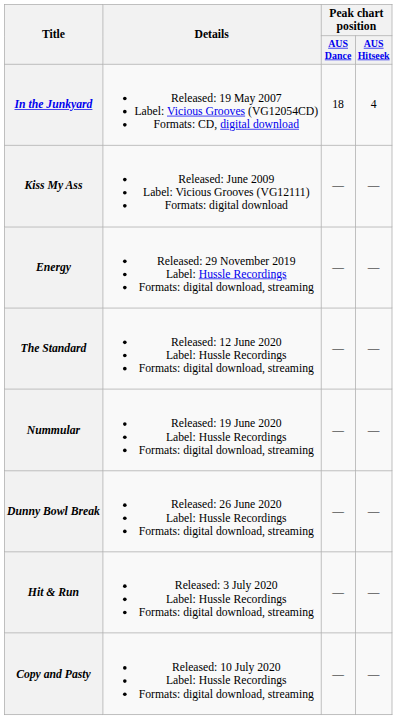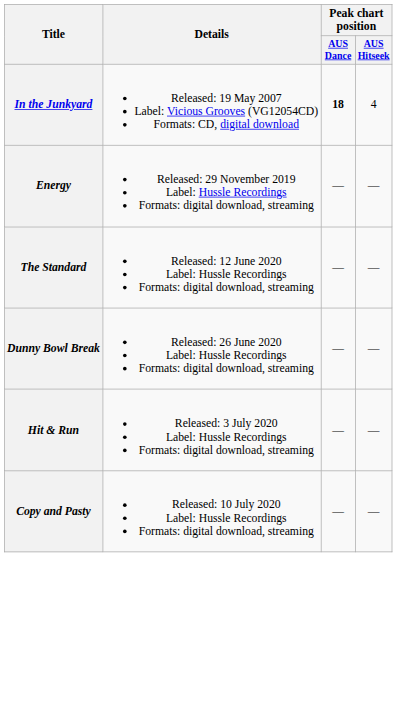(338, 104) normal -> (338, 104) bold
- row: (53, 186)
- row: (53, 430)
